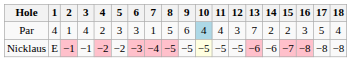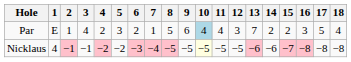(55, 30) 4 -> (55, 30) E
(136, 30) 3 -> (136, 30) 2
(55, 48) E -> (55, 48) 4
